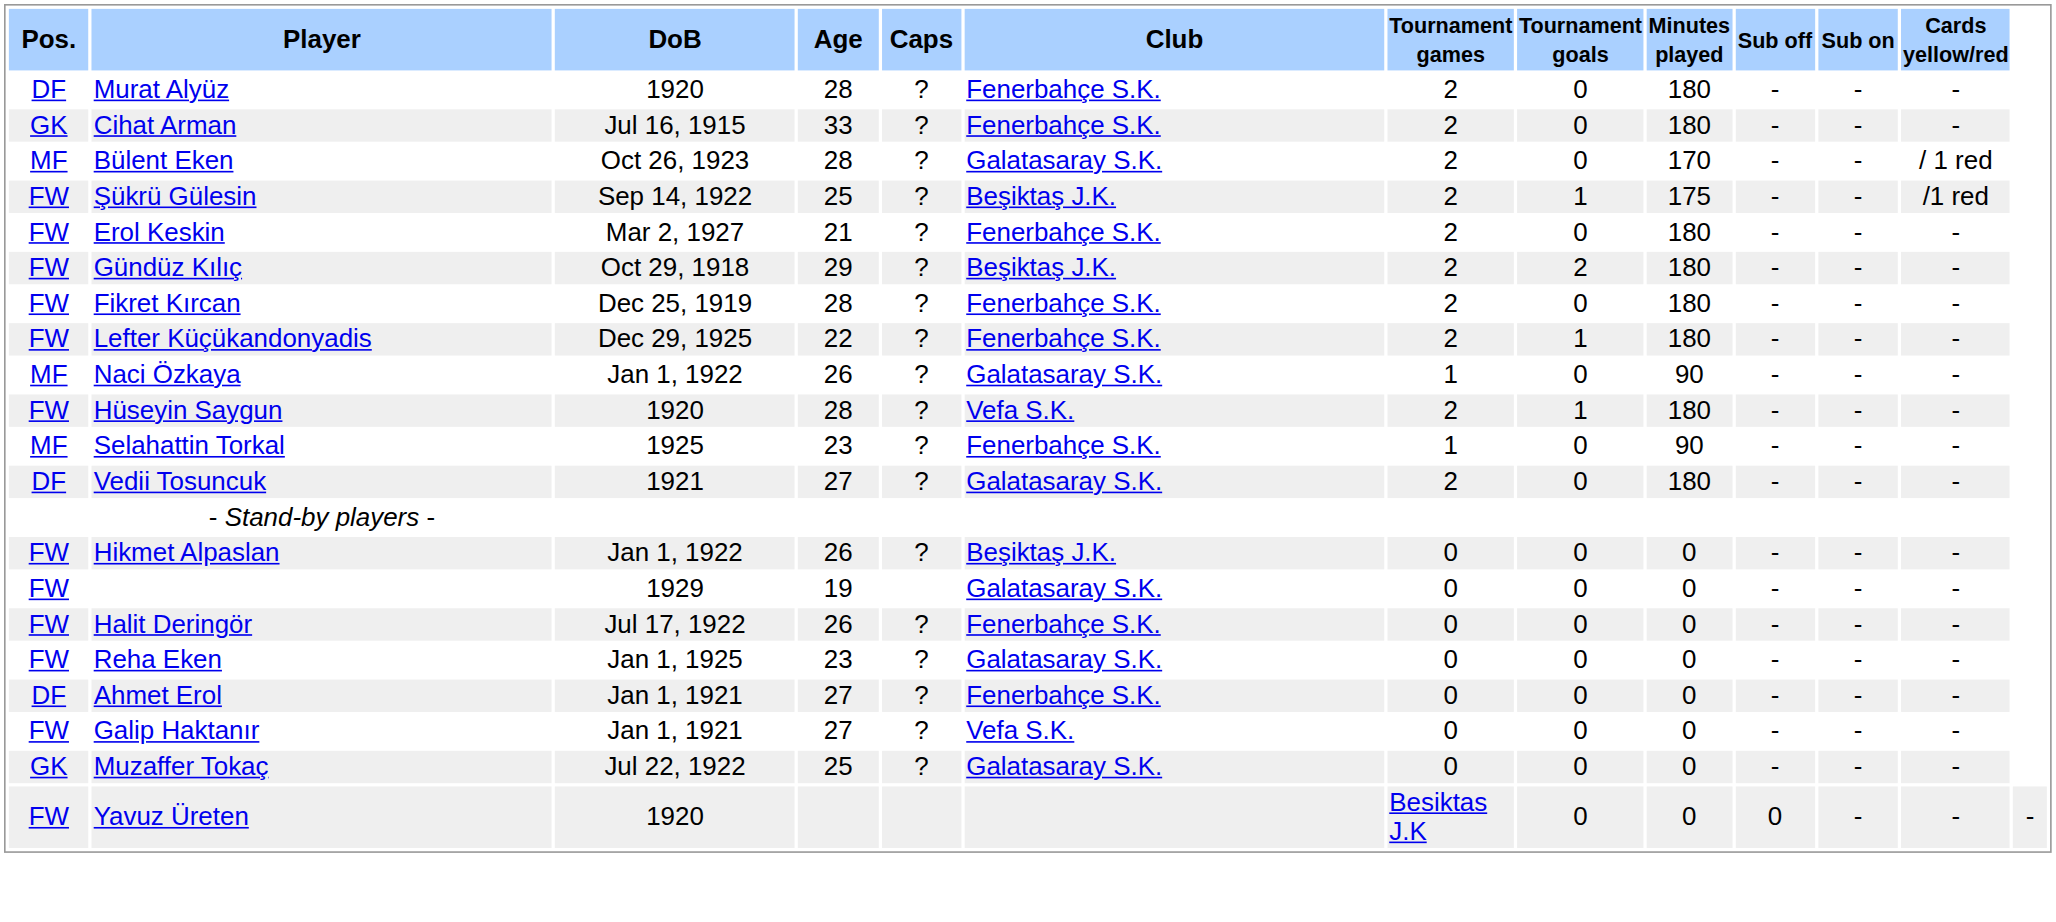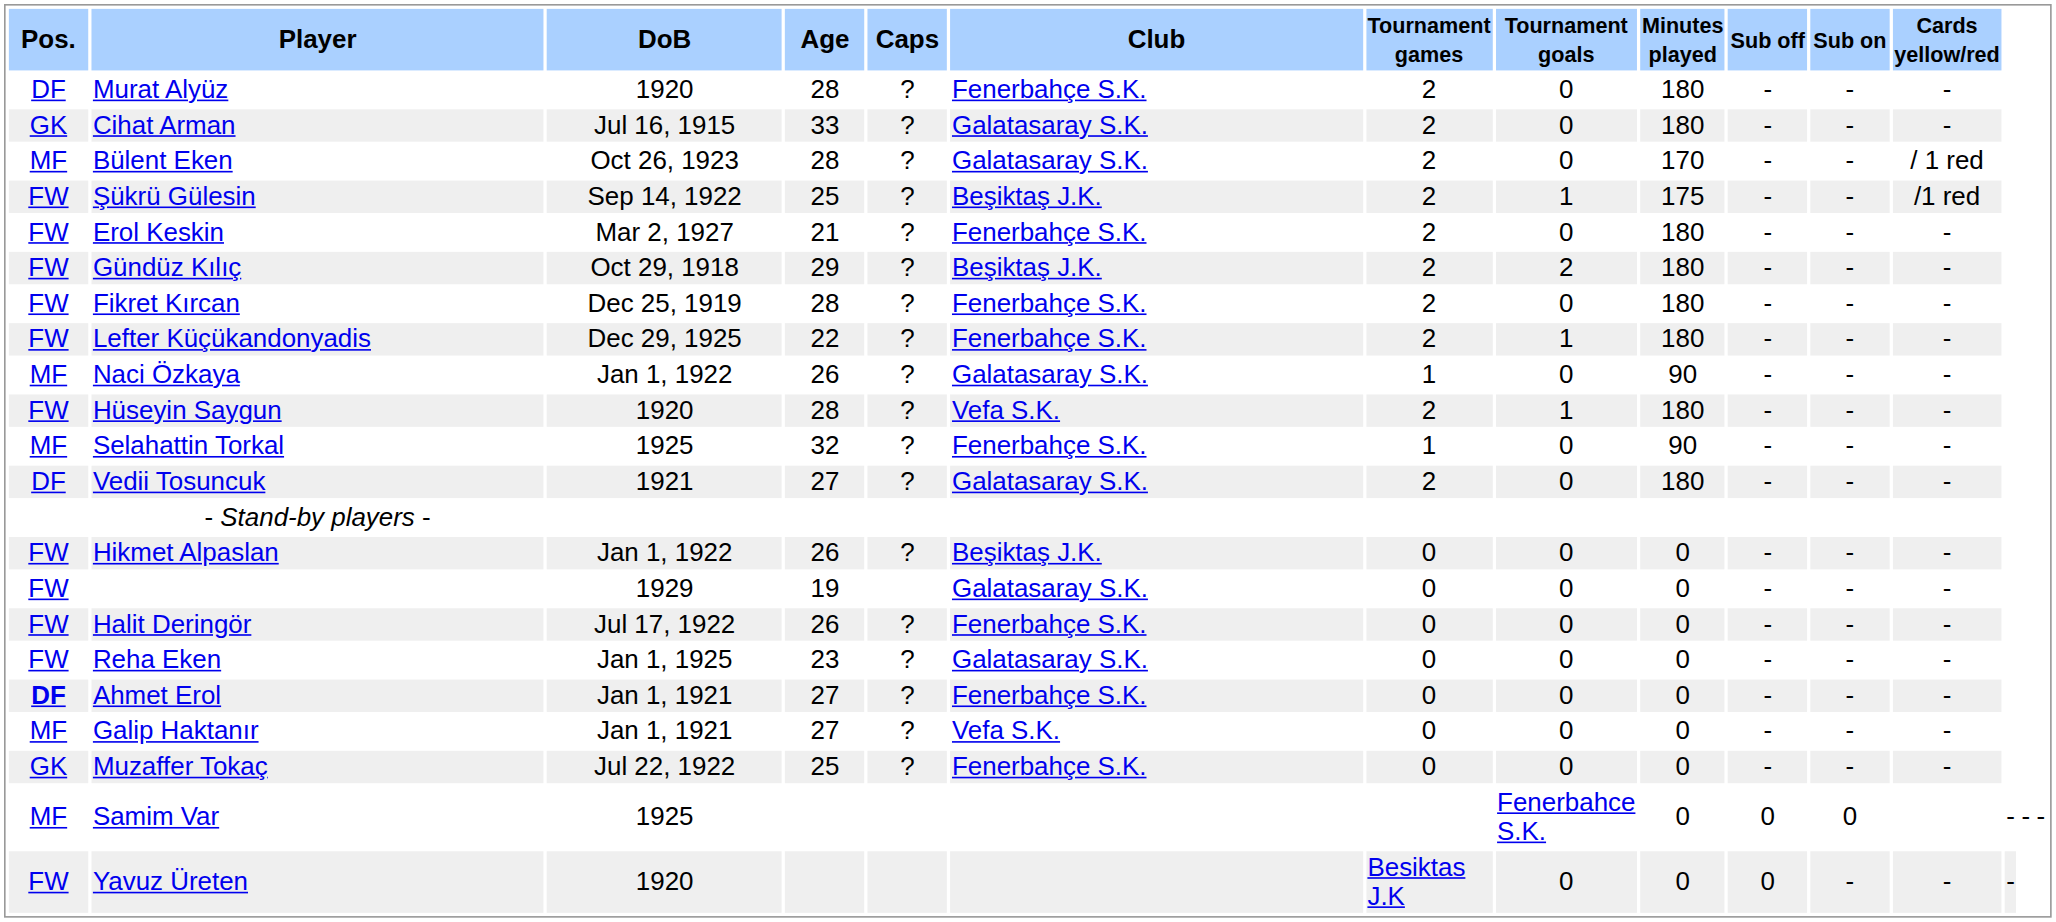(1063, 125) Fenerbahçe S.K. -> (1050, 125) Galatasaray S.K.
(838, 445) 23 -> (825, 445) 32
(49, 695) normal -> (48, 695) bold
(49, 731) FW -> (48, 731) MF
(1064, 766) Galatasaray S.K. -> (1049, 766) Fenerbahçe S.K.
+ row: (156, 816)
